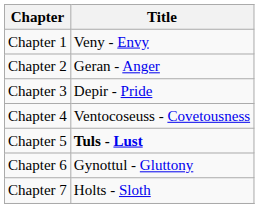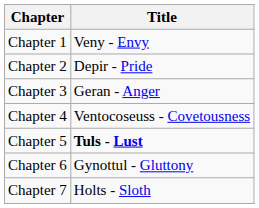(117, 66) Geran - Anger -> (113, 66) Depir - Pride
(113, 91) Depir - Pride -> (117, 91) Geran - Anger
